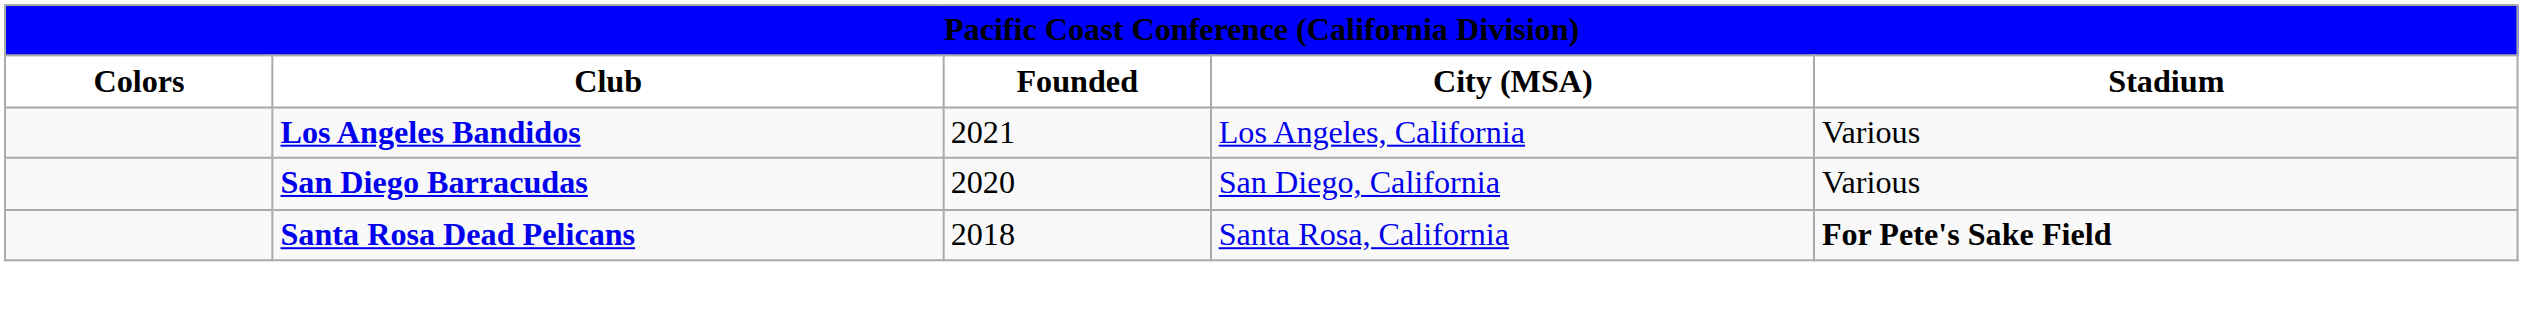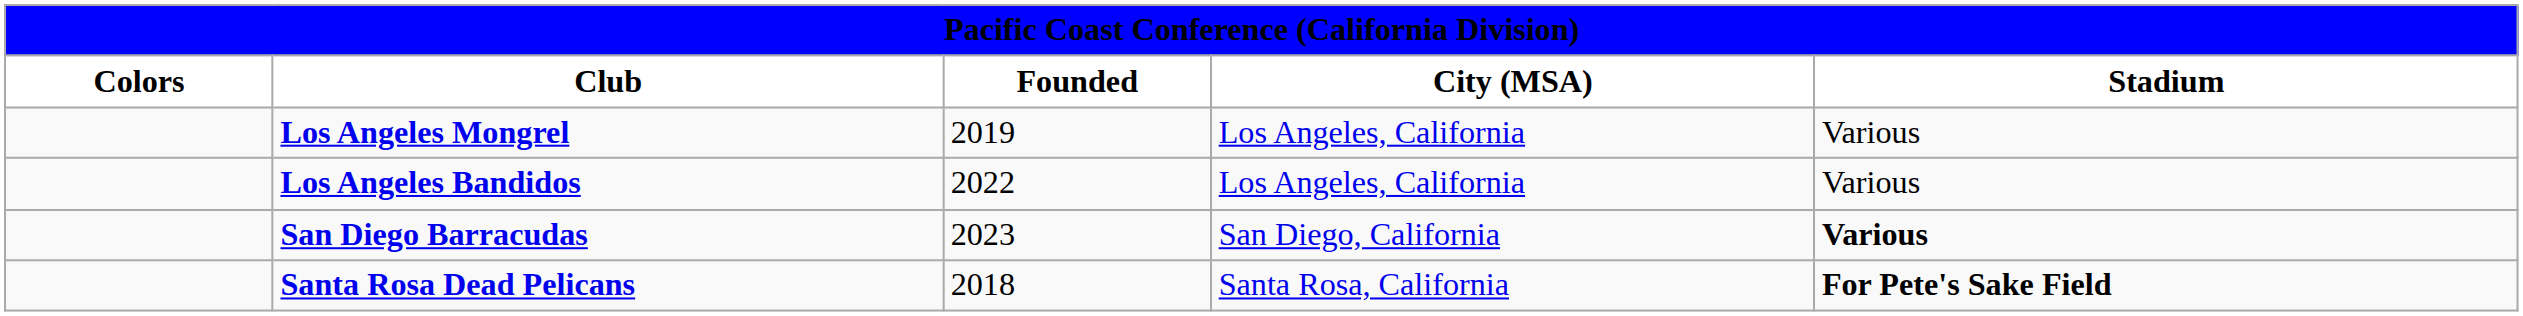+ row: (425, 132)
(983, 132) 2021 -> (983, 183) 2022
(983, 183) 2020 -> (983, 234) 2023
(1871, 183) normal -> (1875, 234) bold
